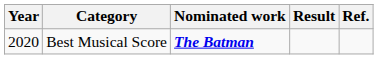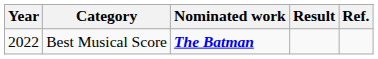(24, 41) 2020 -> (24, 41) 2022
